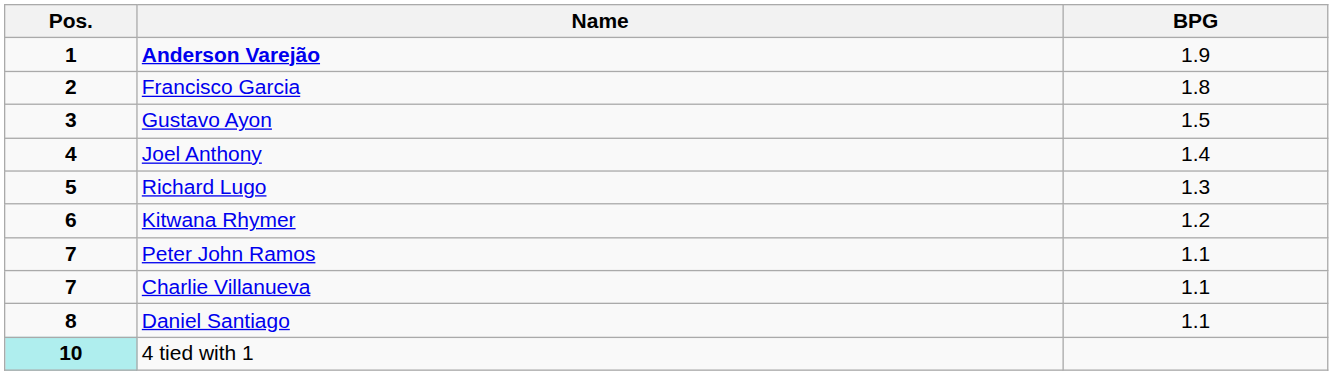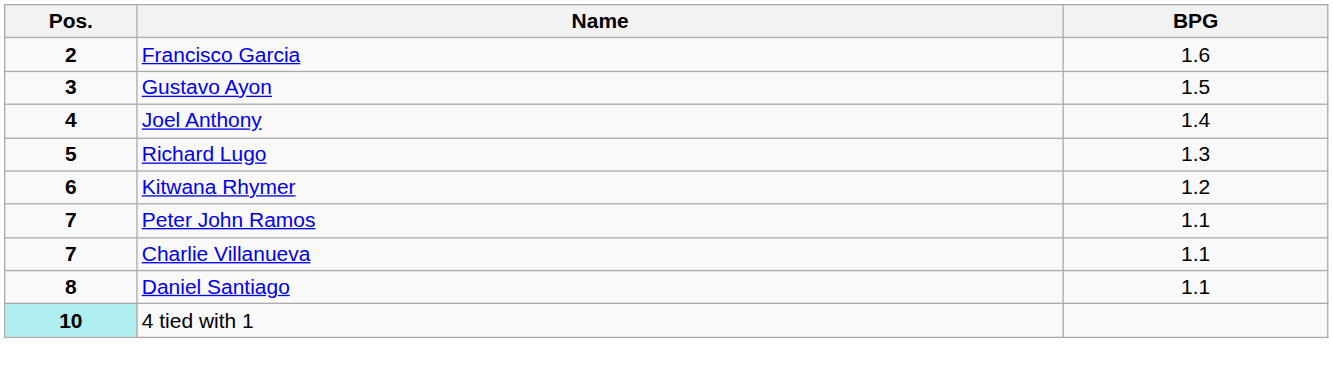- row: (231, 54)
(1196, 87) 1.8 -> (1196, 54) 1.6
